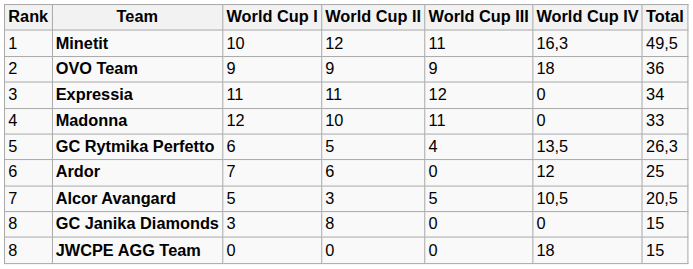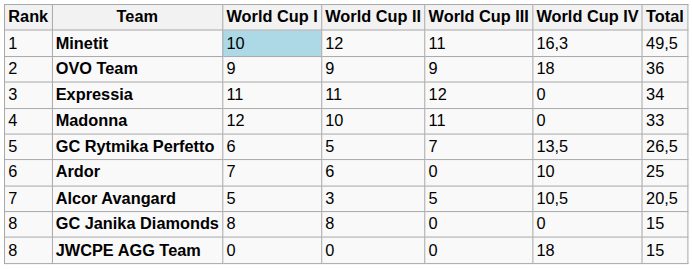(236, 43) no background -> (236, 43) lightblue background
(433, 146) 4 -> (433, 146) 7
(662, 146) 26,3 -> (662, 146) 26,5
(546, 172) 12 -> (546, 172) 10
(231, 224) 3 -> (231, 224) 8
